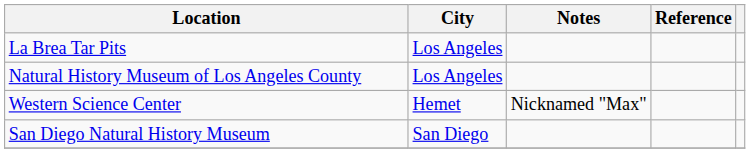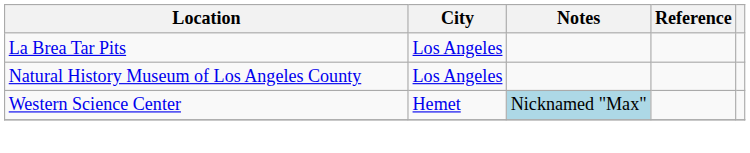(579, 104) no background -> (579, 104) lightblue background
- row: (139, 133)
